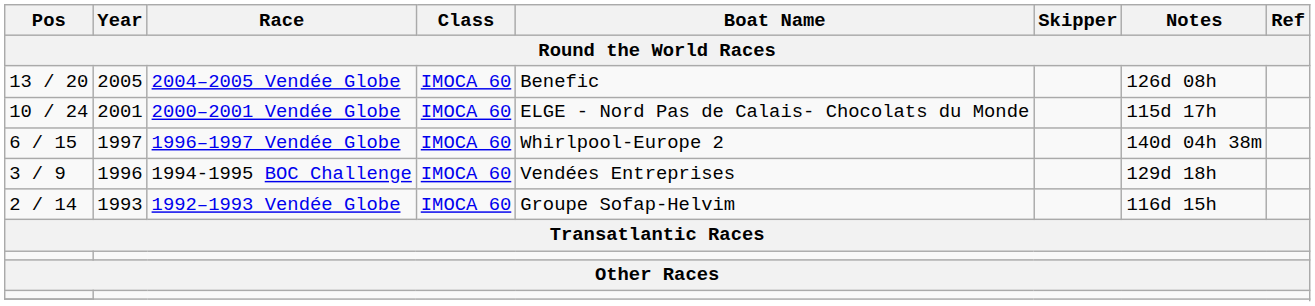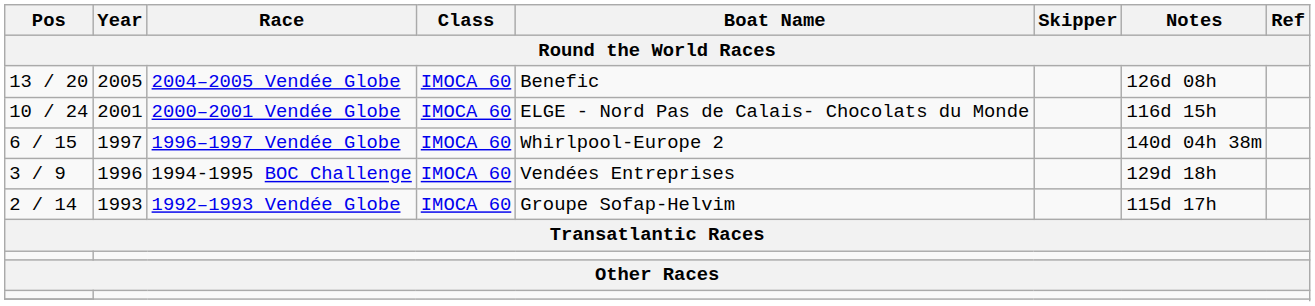(1172, 112) 115d 17h -> (1172, 112) 116d 15h
(1172, 204) 116d 15h -> (1172, 204) 115d 17h
